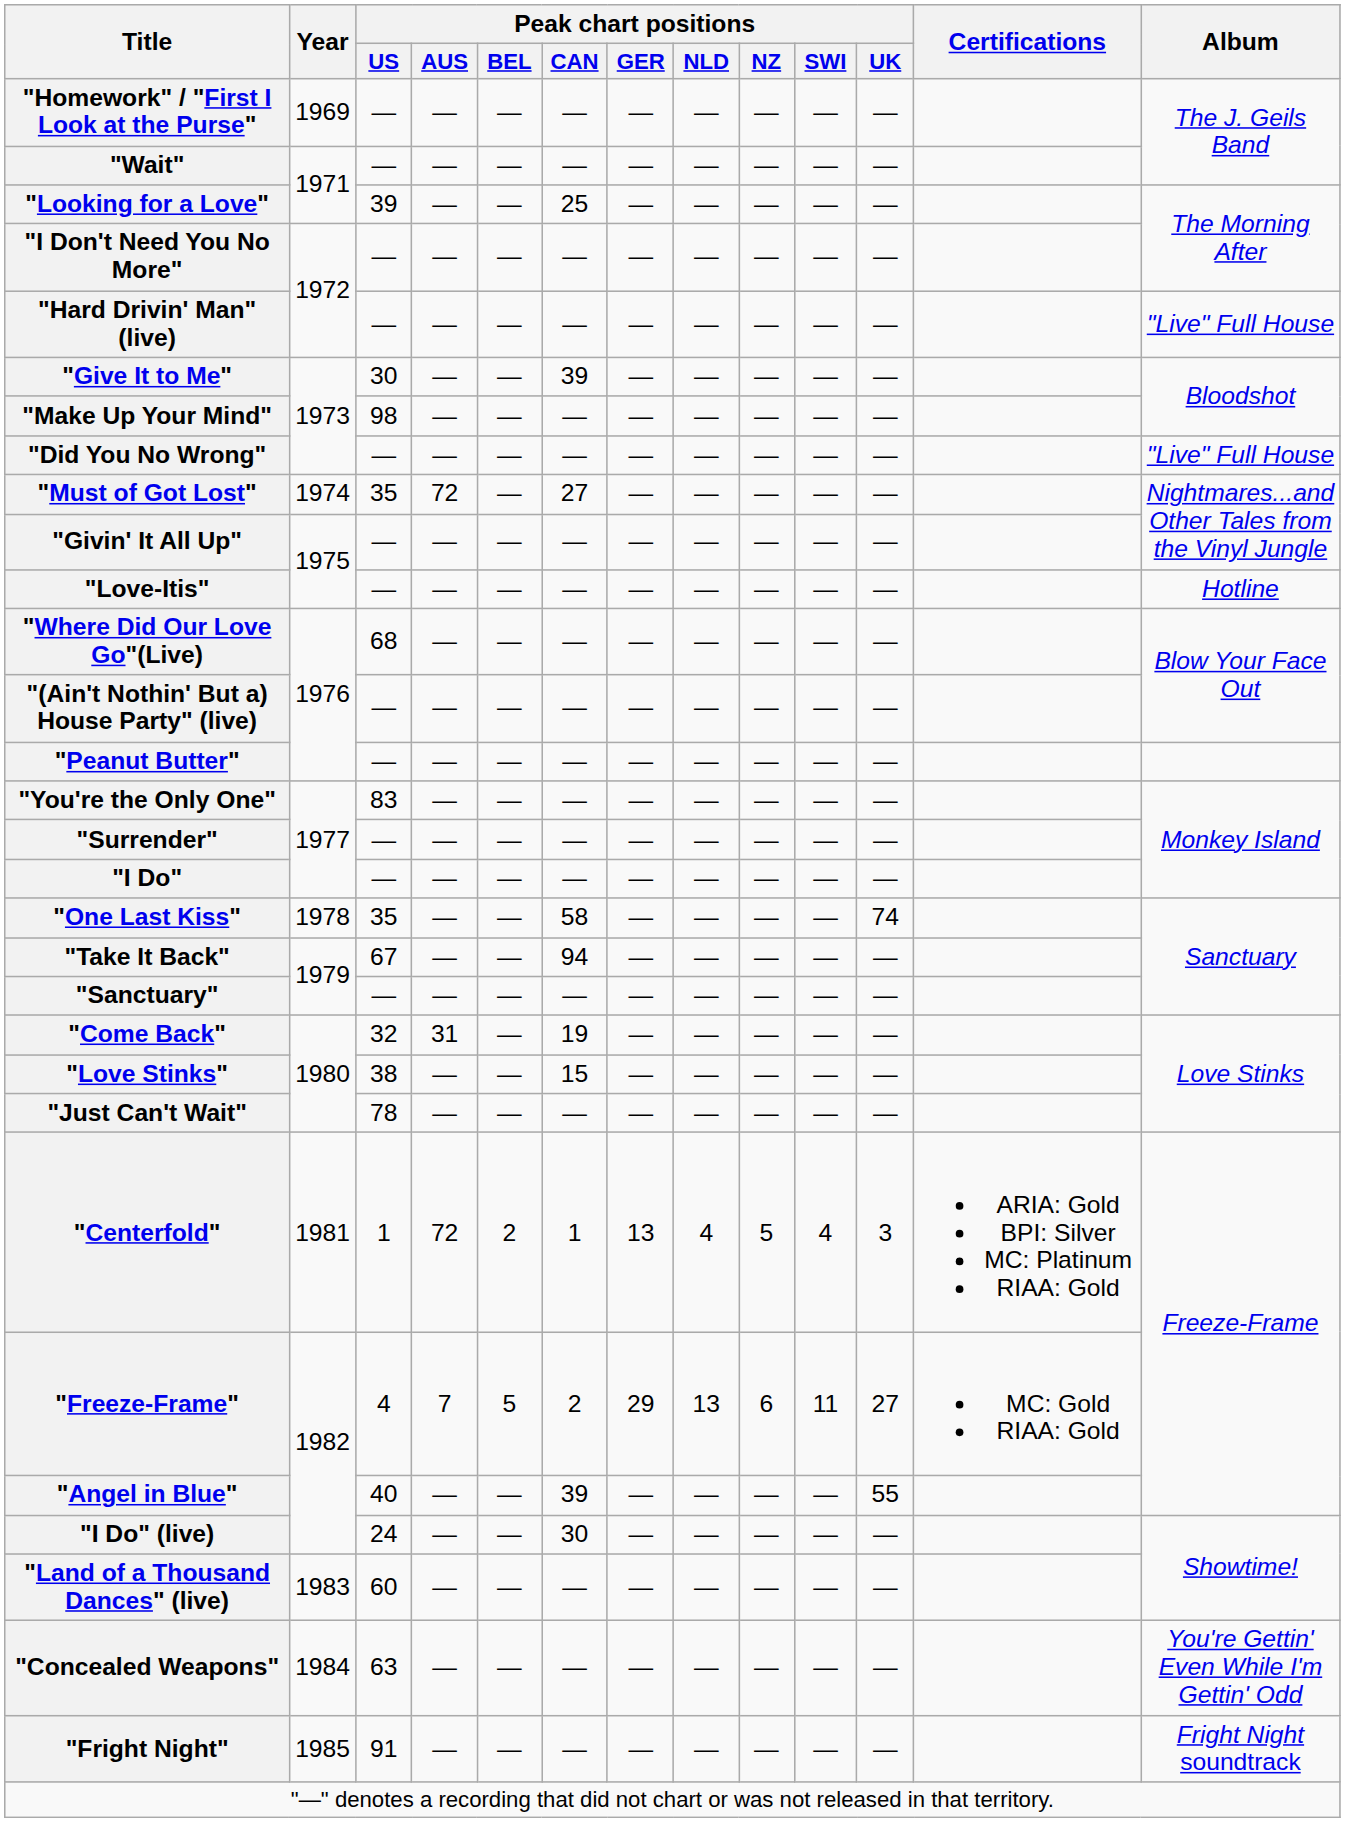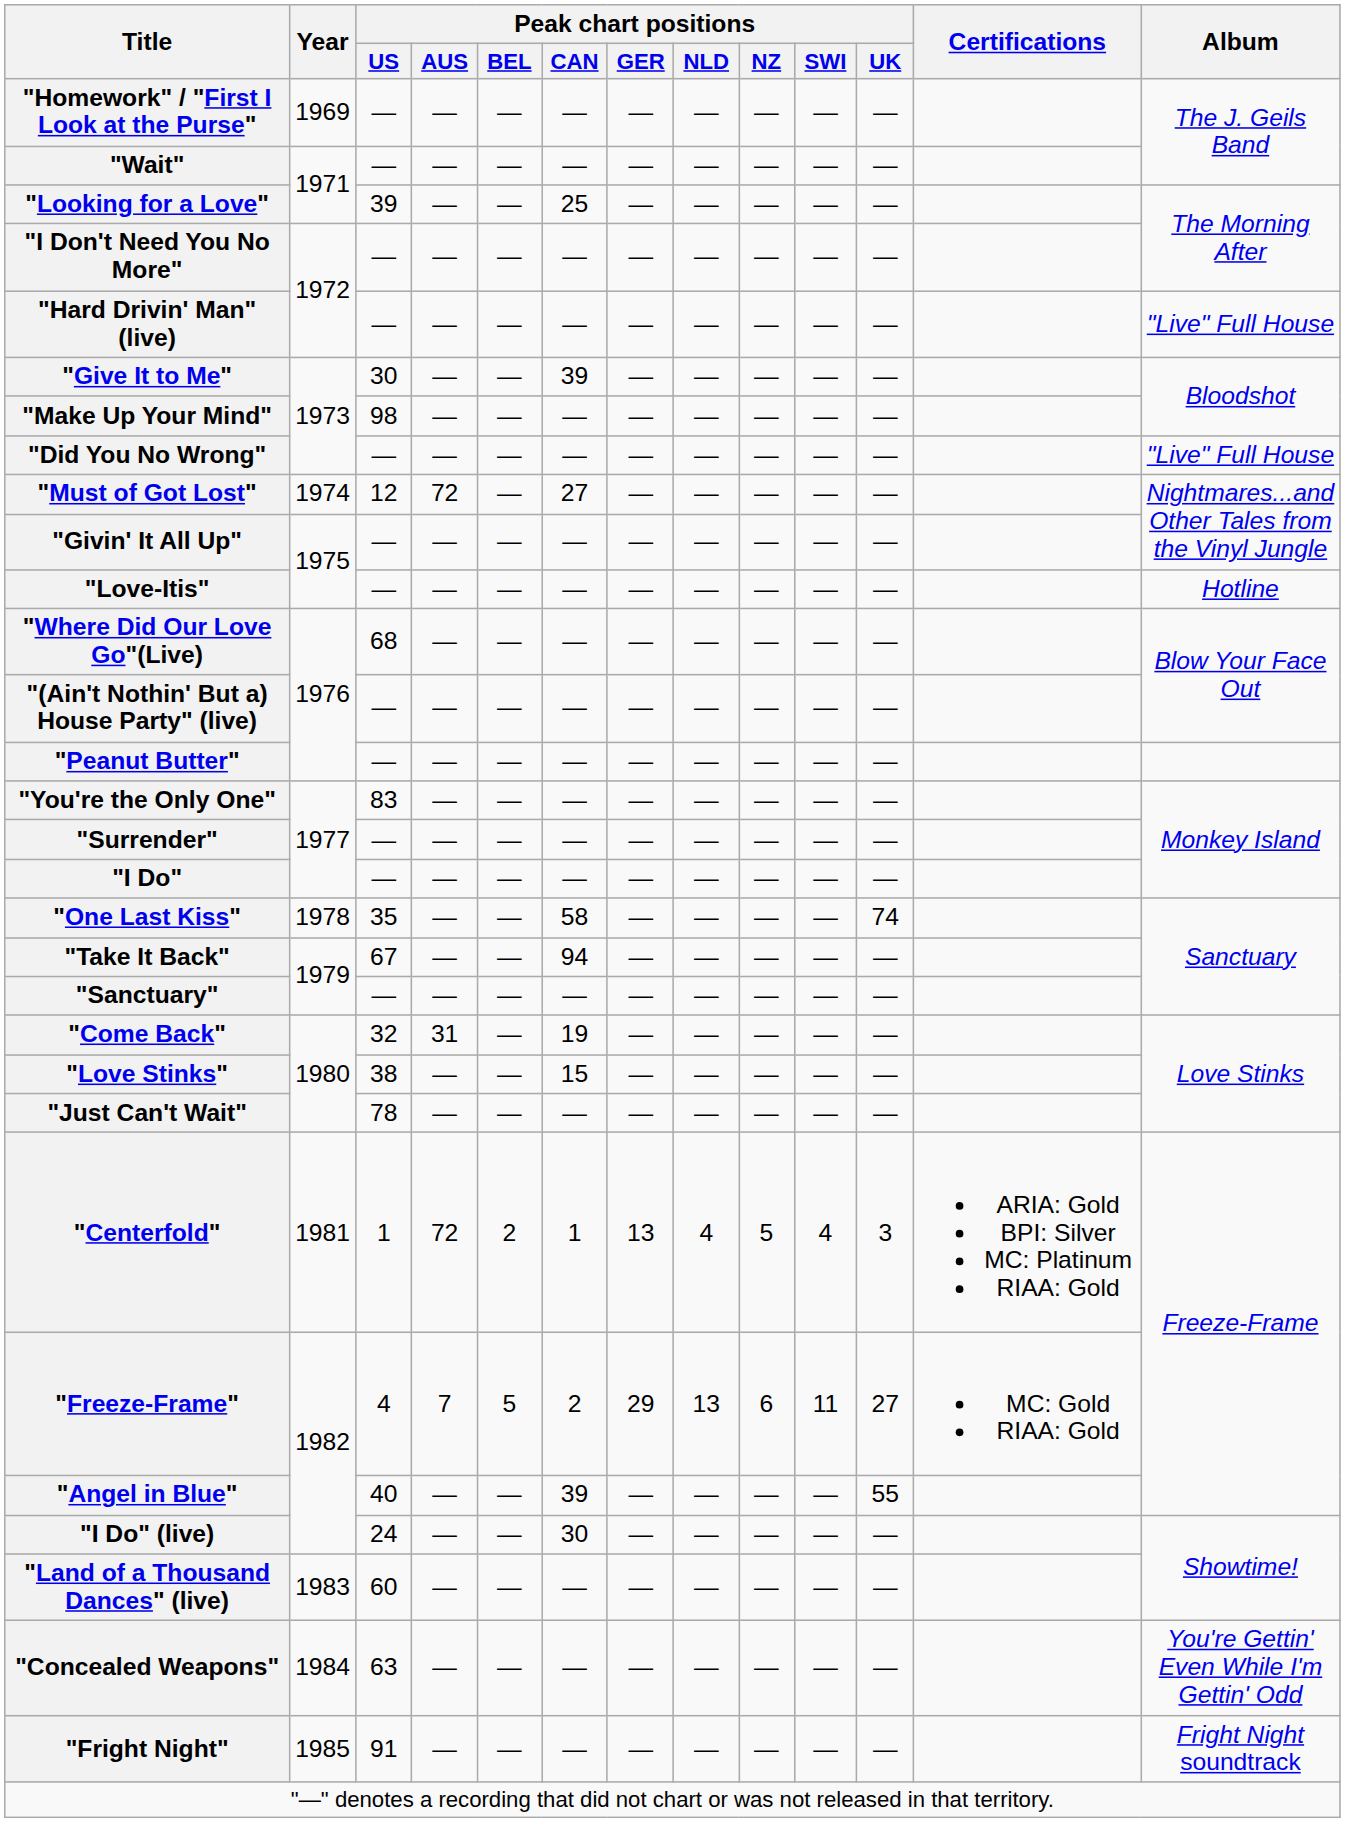(384, 493) 35 -> (384, 493) 12
